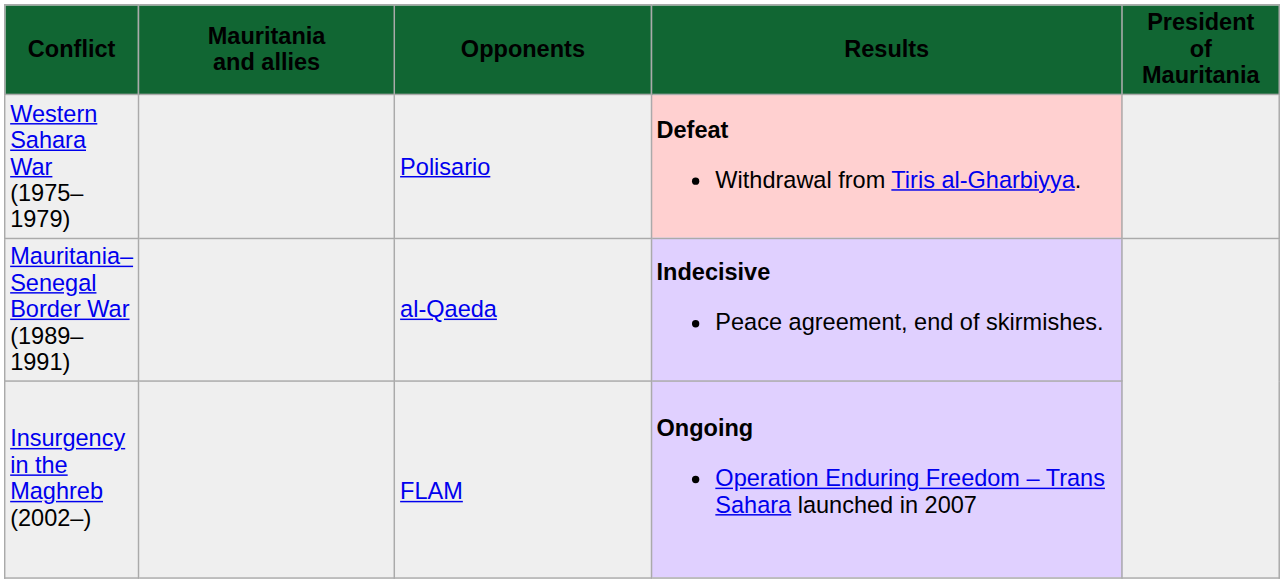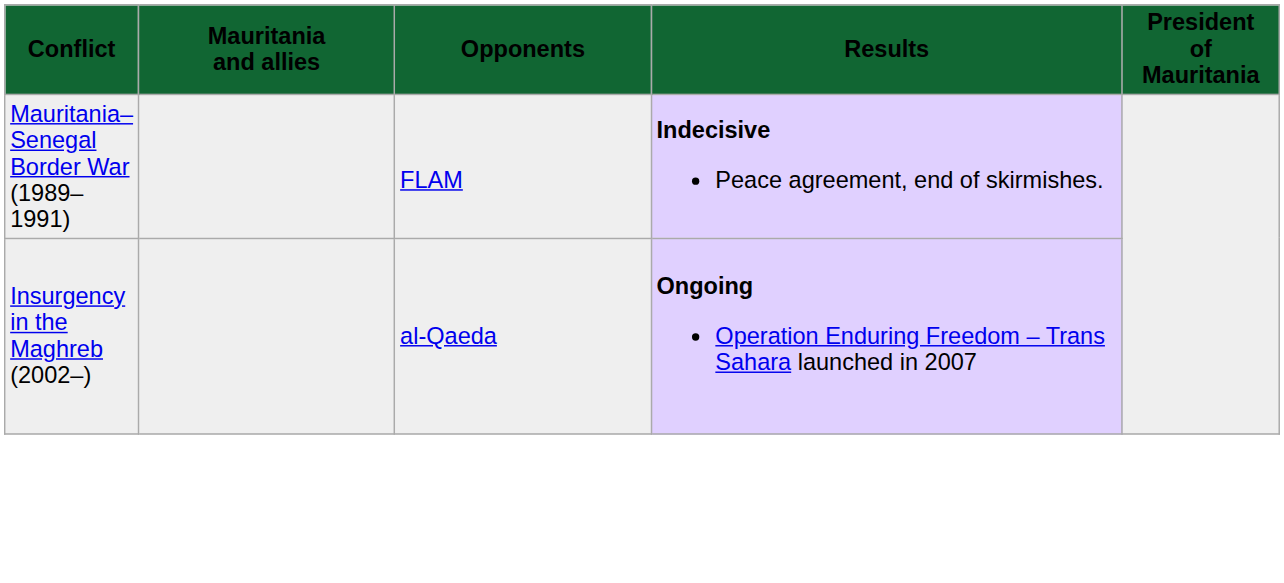- row: (54, 166)
(449, 309) al-Qaeda -> (431, 179) FLAM
(431, 492) FLAM -> (449, 335) al-Qaeda
